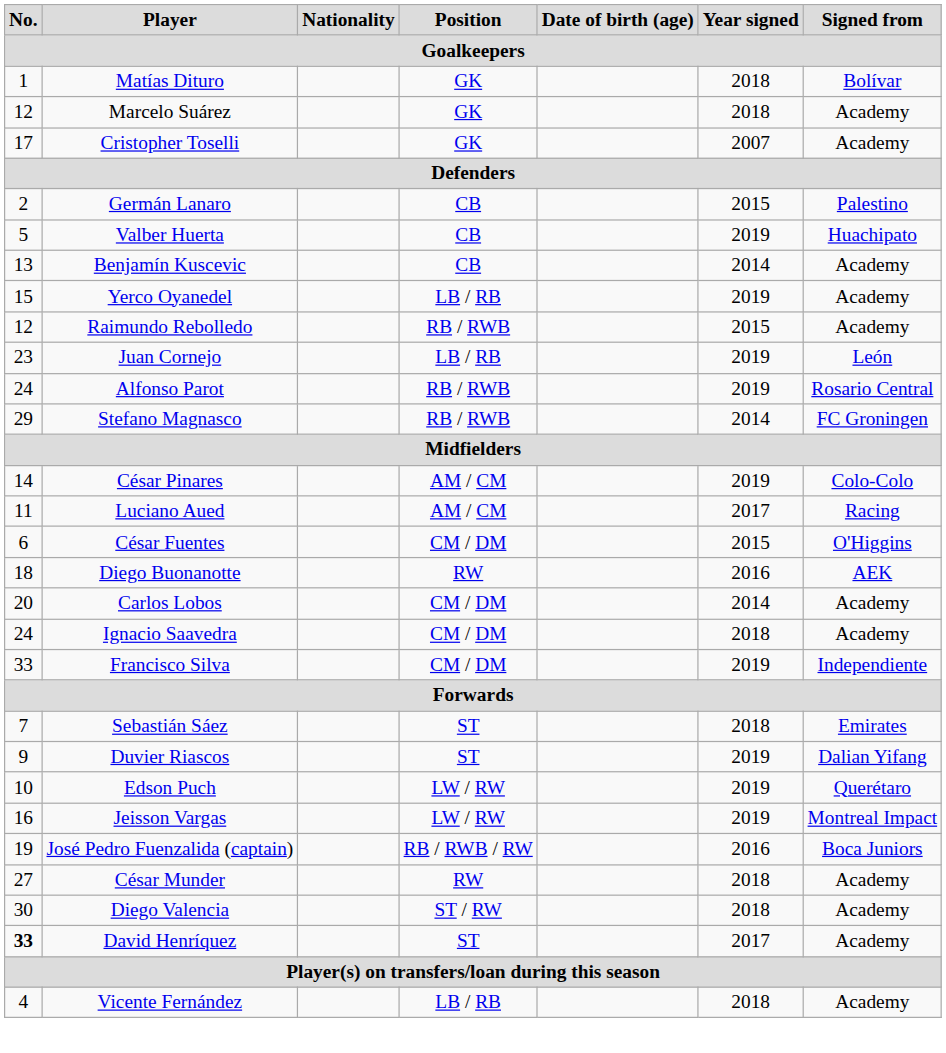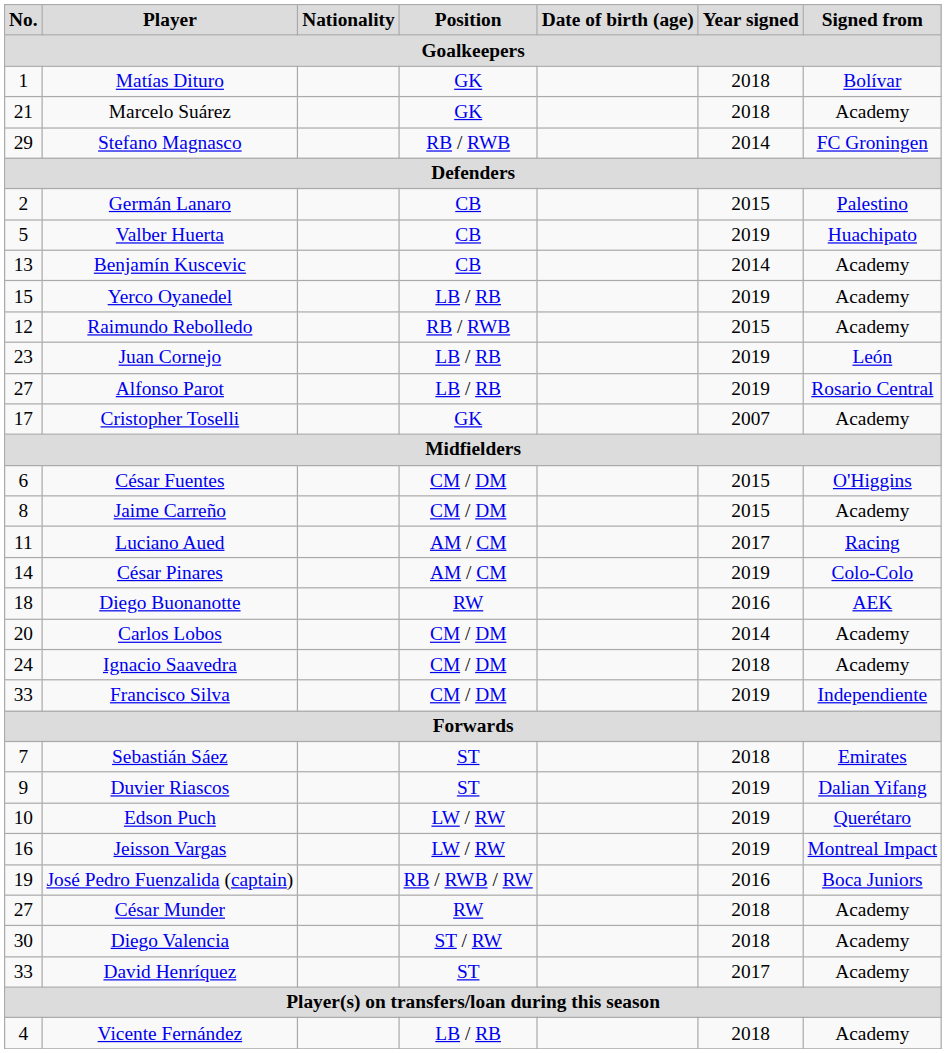(23, 111) 12 -> (23, 111) 21
rows swapped: (170, 142) <-> (170, 419)
(23, 388) 24 -> (23, 388) 27
(468, 388) RB / RWB -> (468, 388) LB / RB
rows swapped: (170, 541) <-> (170, 480)
+ row: (170, 511)
(23, 940) bold -> (23, 971) normal
